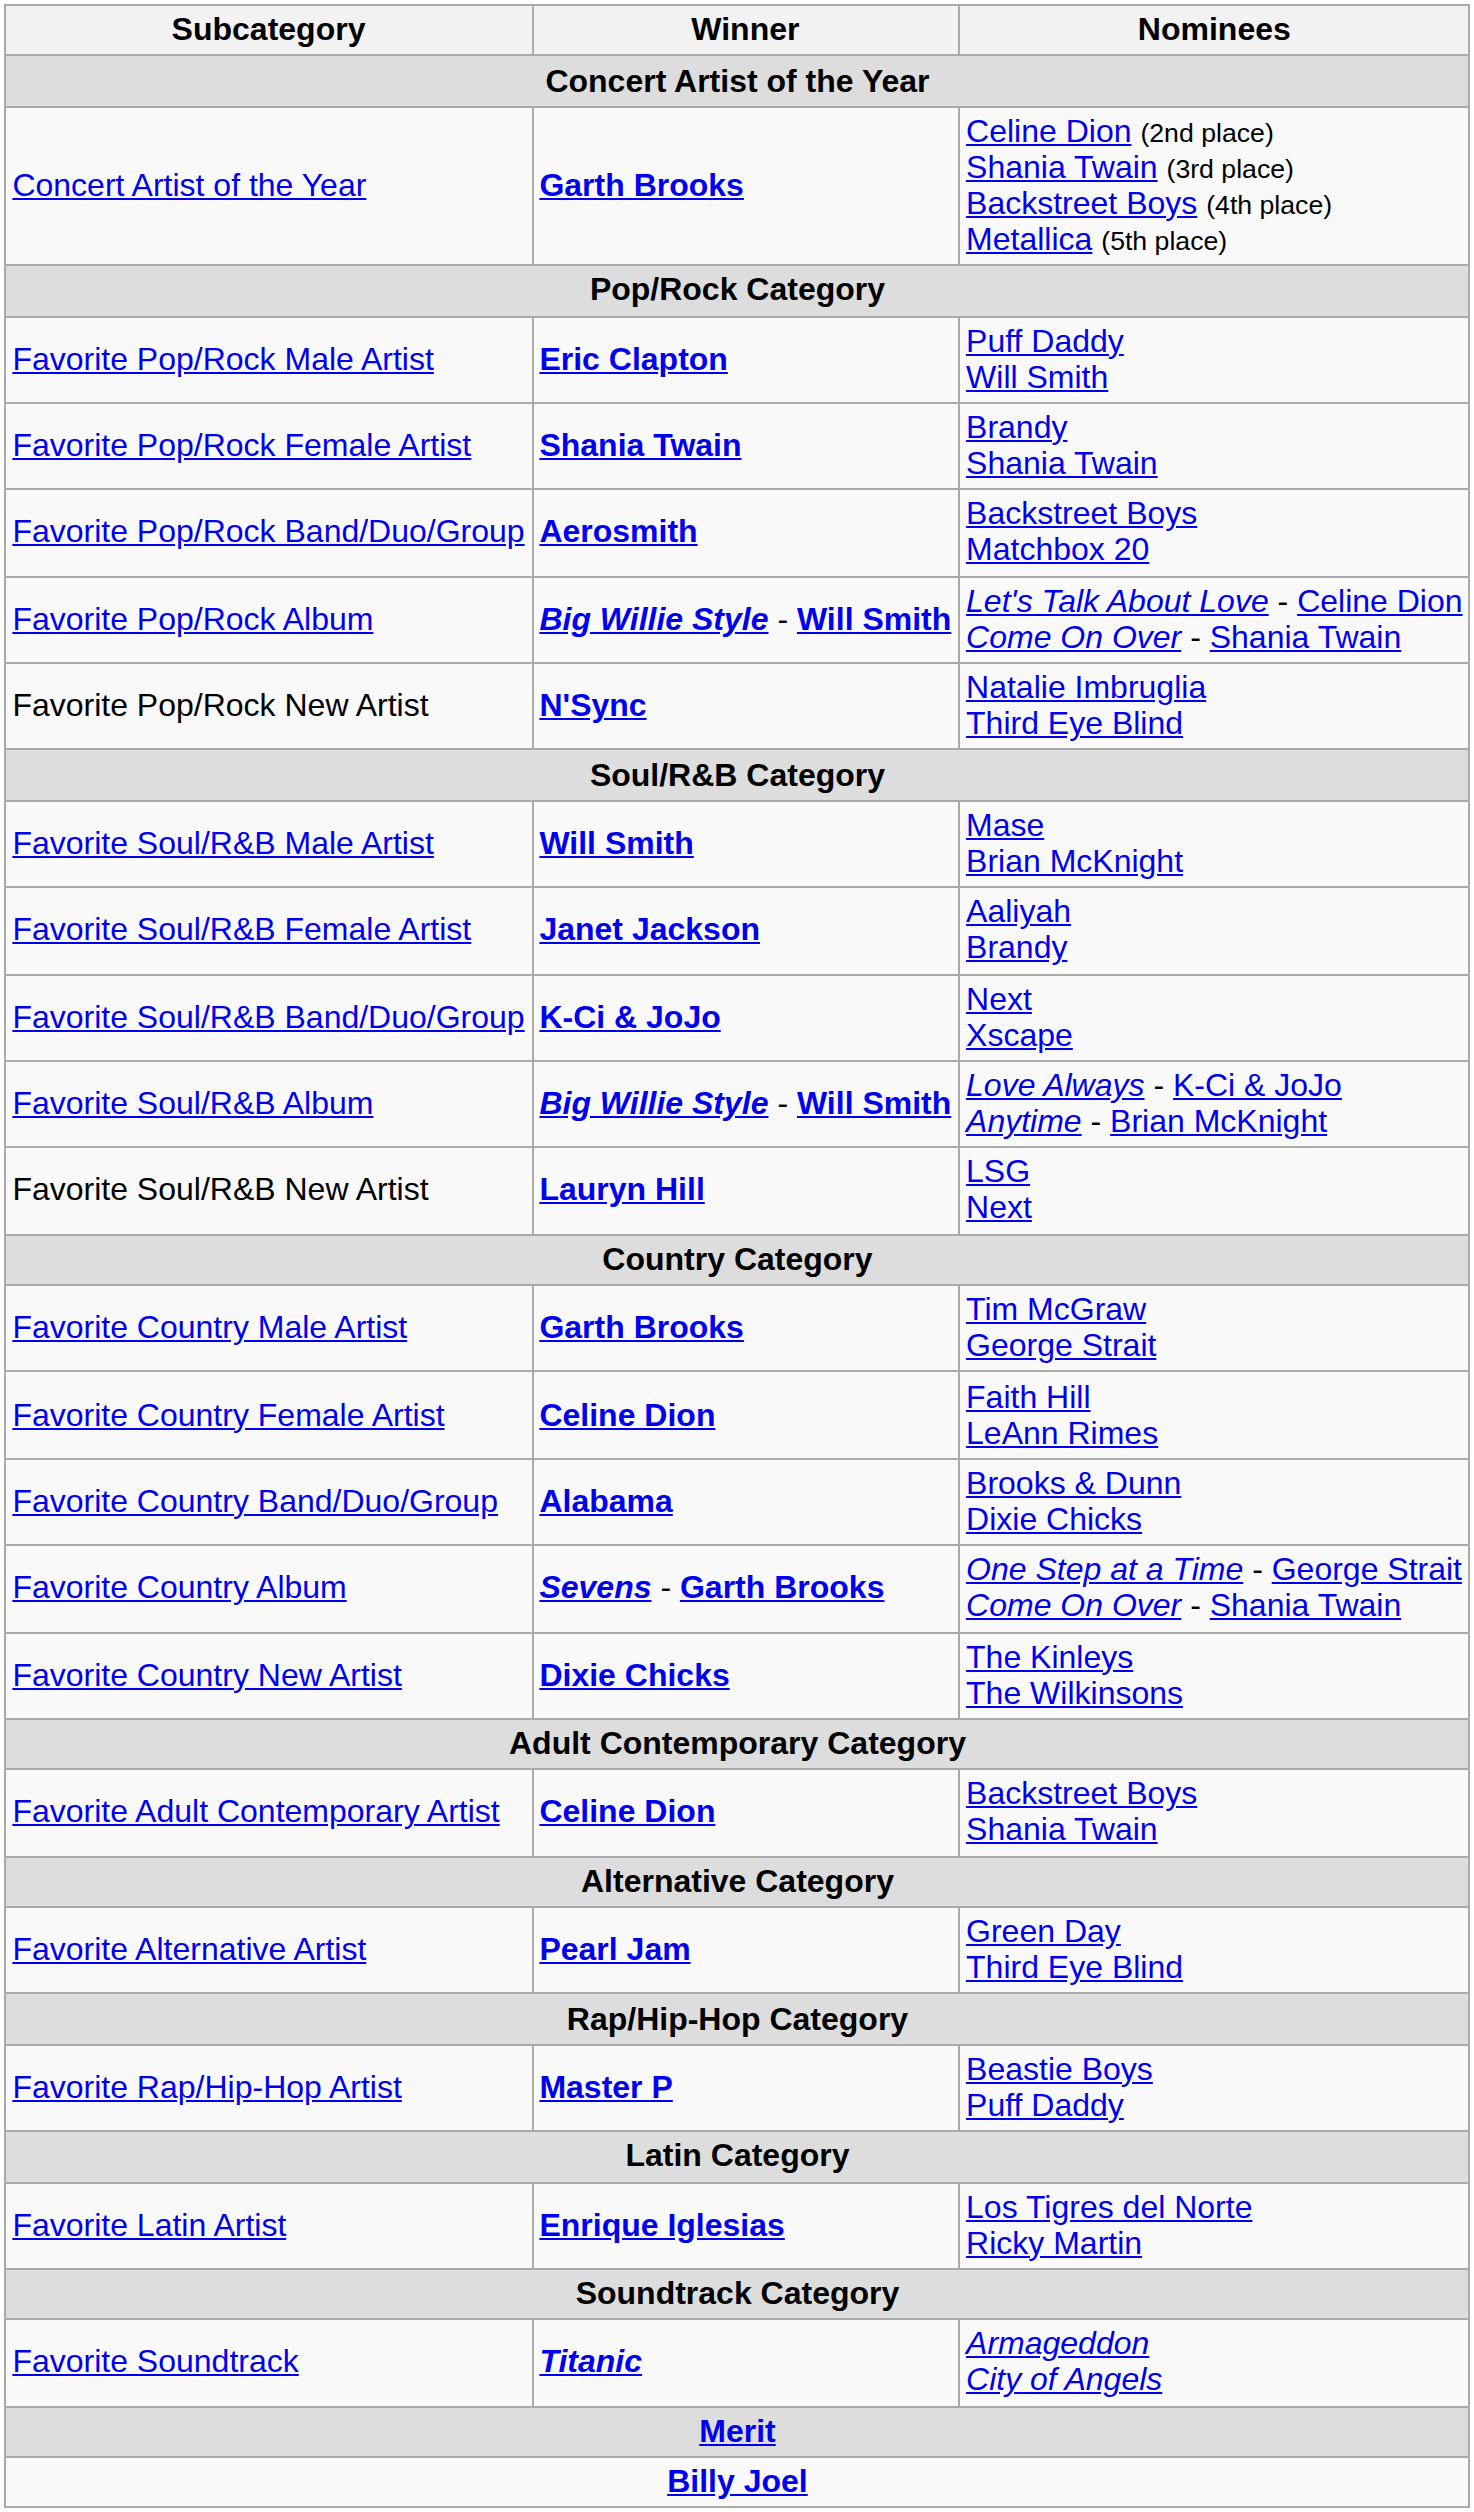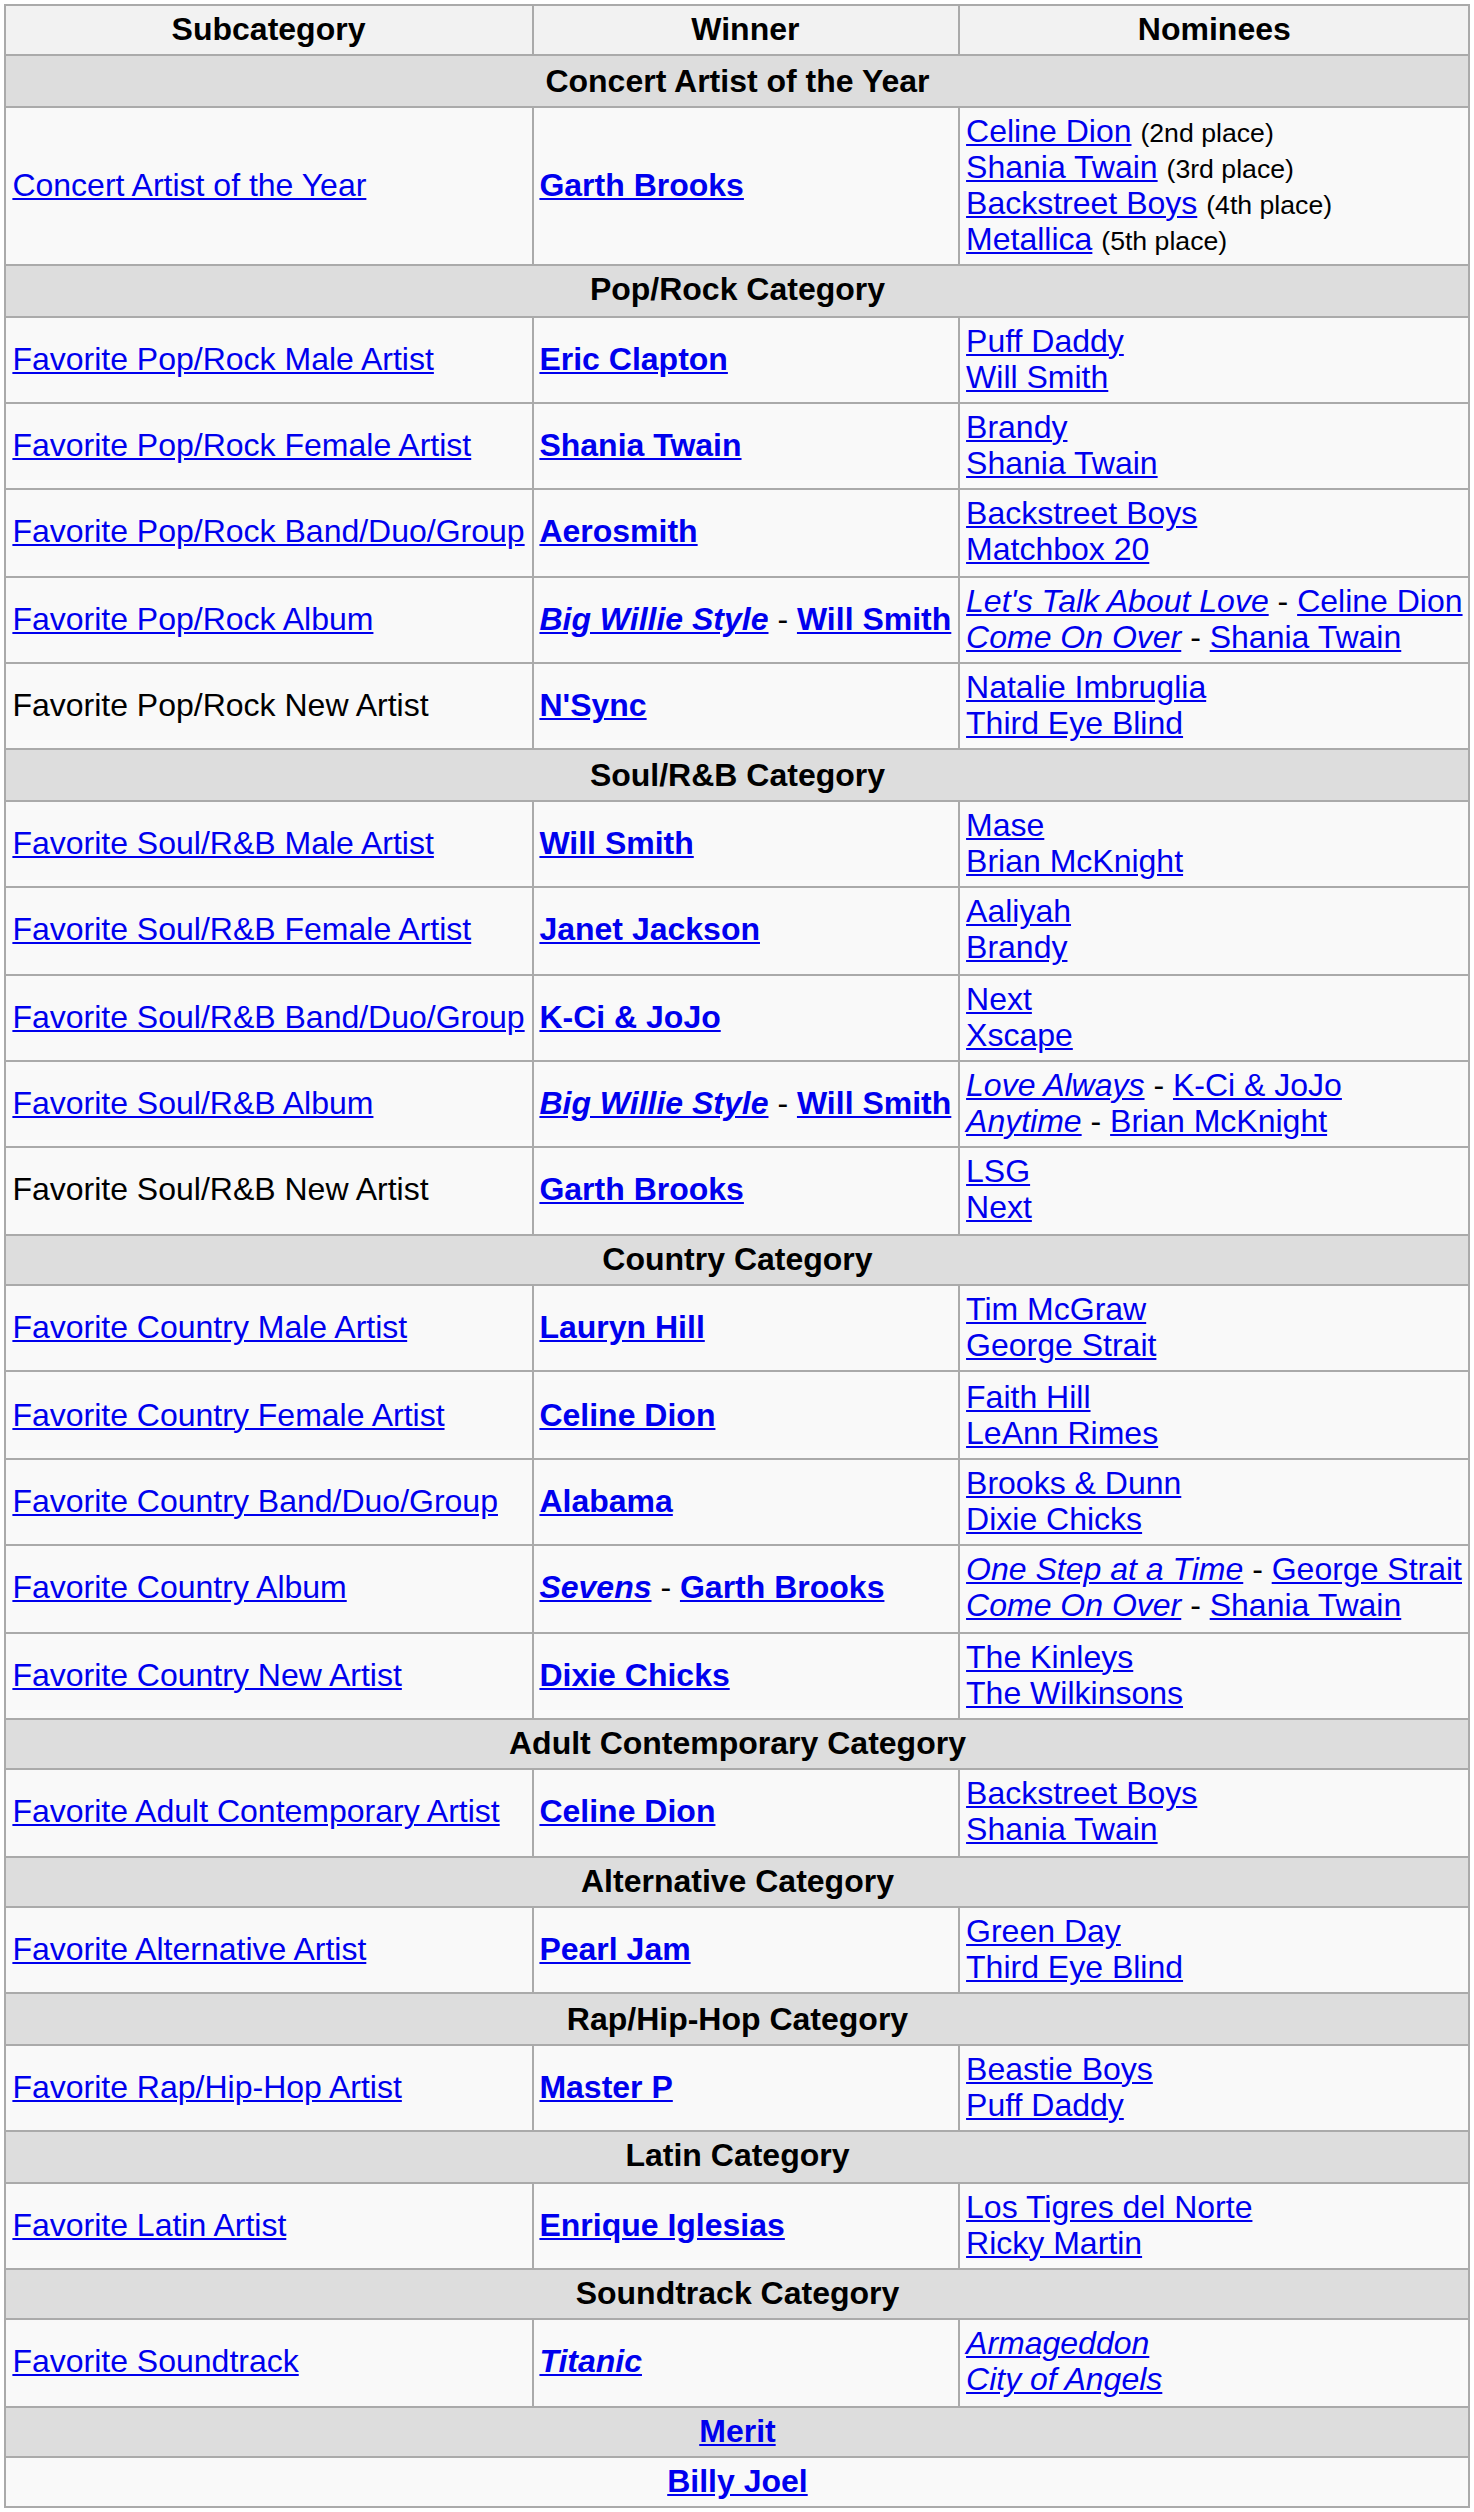(622, 1190) Lauryn Hill -> (642, 1190) Garth Brooks
(642, 1327) Garth Brooks -> (622, 1327) Lauryn Hill
